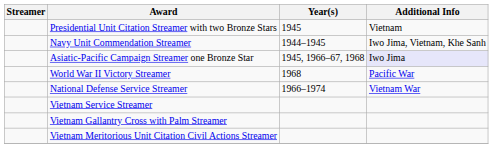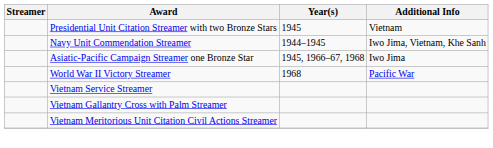(387, 58) lavender background -> (387, 58) no background
- row: (119, 89)
